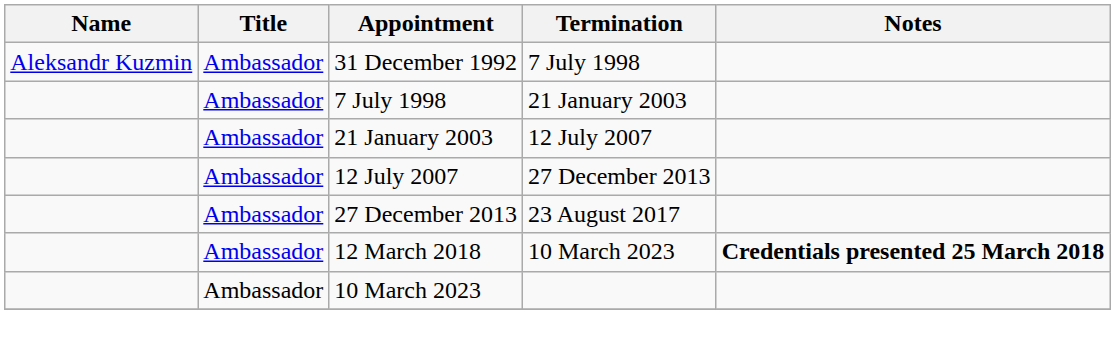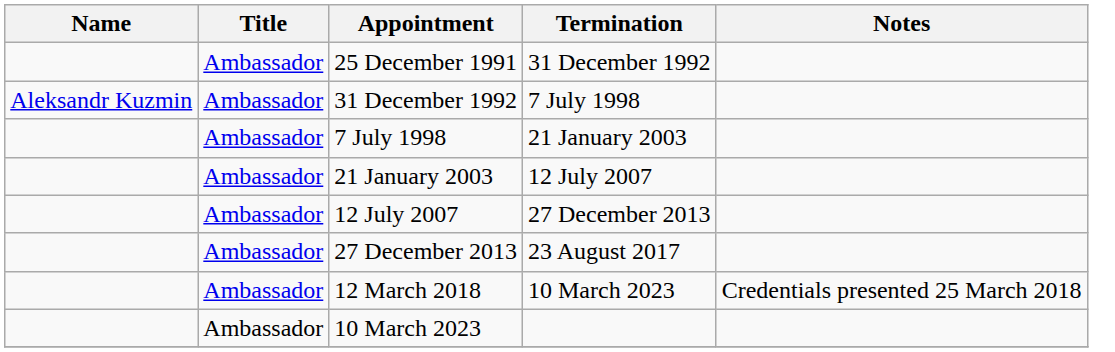+ row: (426, 61)
(913, 251) bold -> (902, 289) normal
